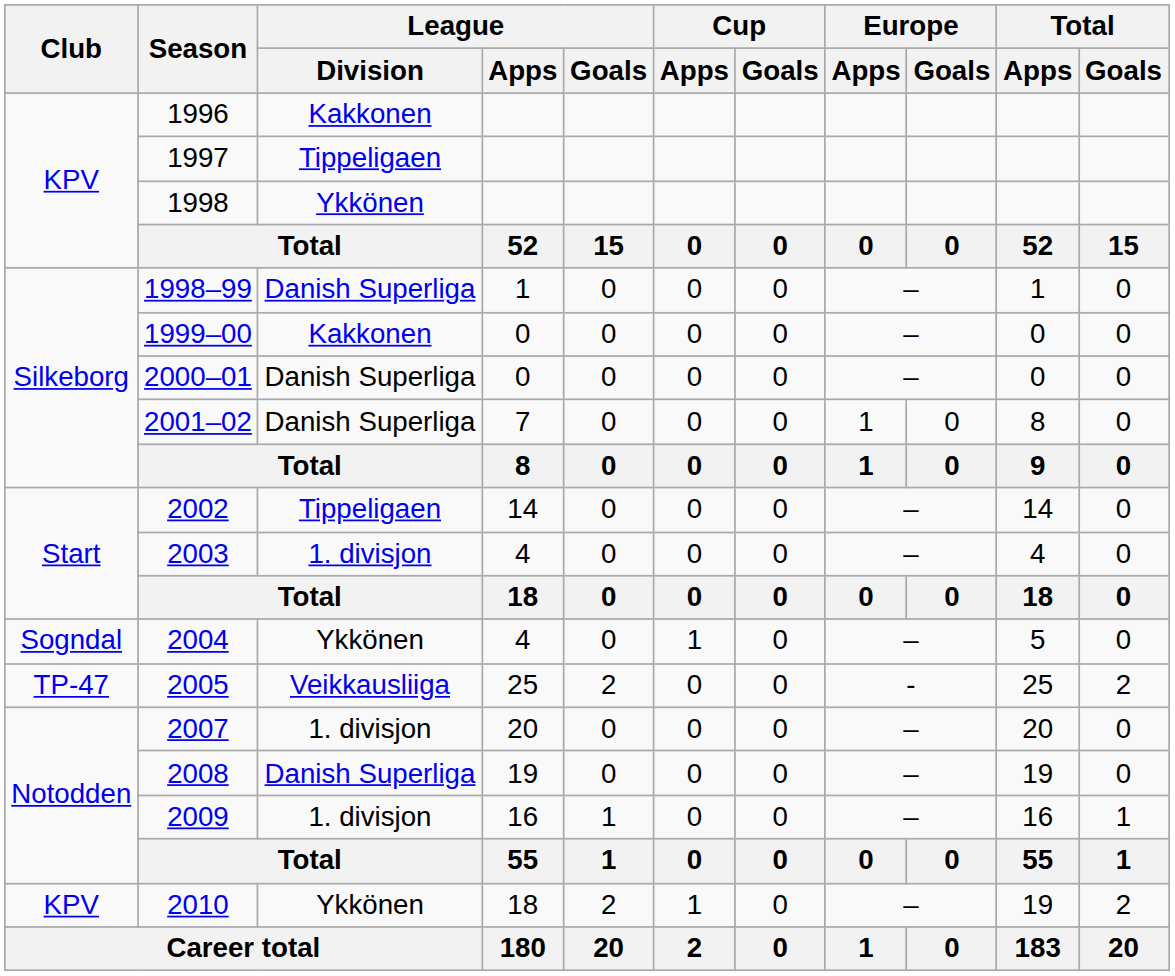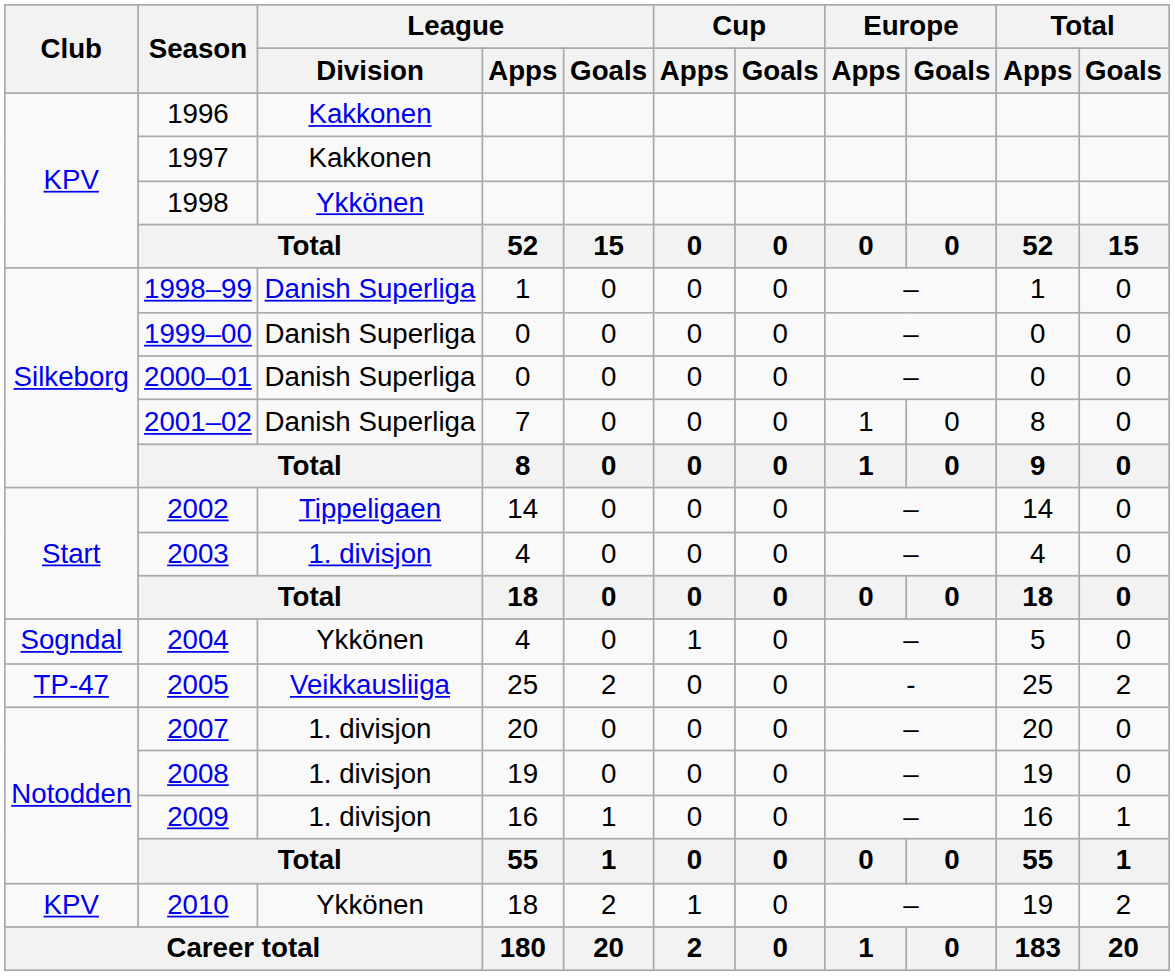(370, 158) Tippeligaen -> (370, 158) Kakkonen
(370, 333) Kakkonen -> (370, 333) Danish Superliga
(370, 772) Danish Superliga -> (370, 772) 1. divisjon
